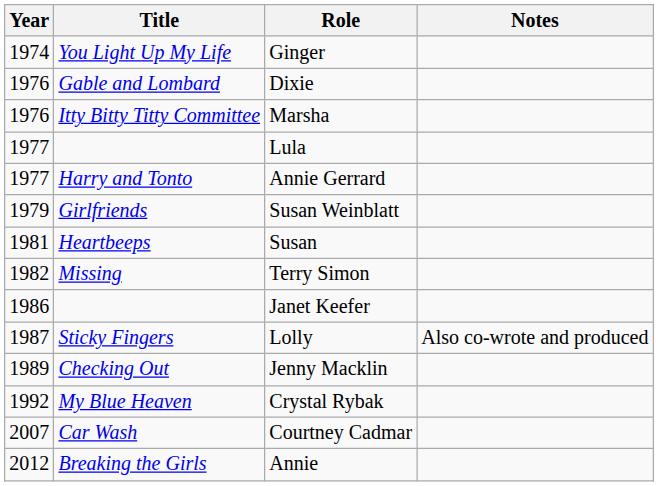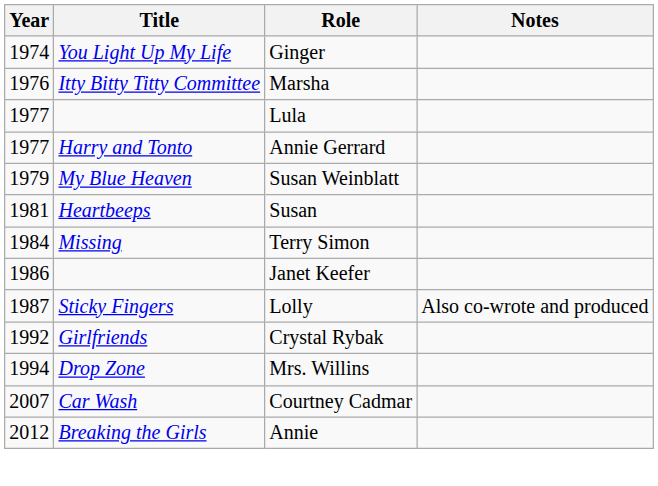- row: (292, 83)
(103, 210) Girlfriends -> (125, 178) My Blue Heaven
(29, 274) 1982 -> (29, 242) 1984
- row: (328, 369)
(125, 400) My Blue Heaven -> (103, 337) Girlfriends
+ row: (319, 369)
